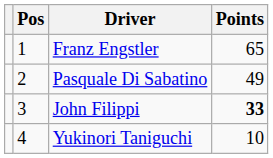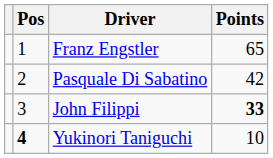(255, 79) 49 -> (255, 79) 42
(22, 138) normal -> (22, 138) bold
